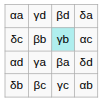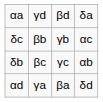(63, 39) paleturquoise background -> (63, 39) no background
rows swapped: (17, 85) <-> (17, 62)
